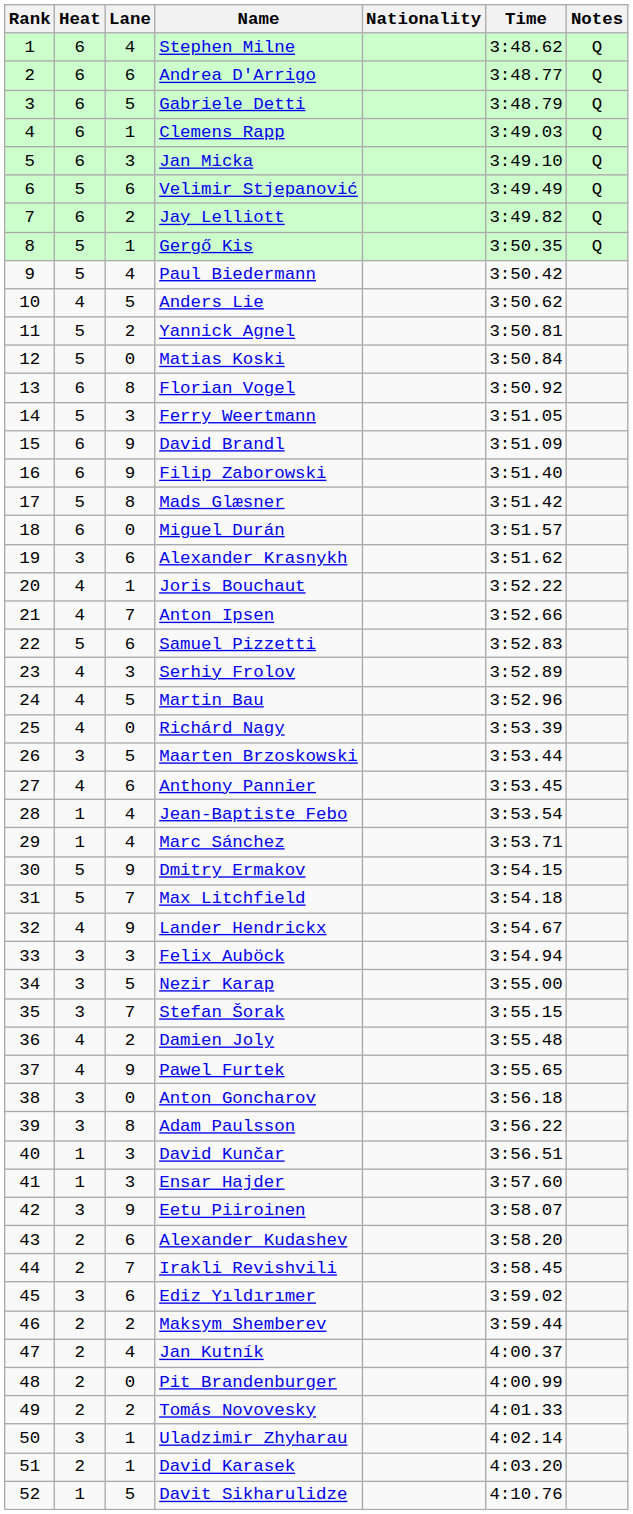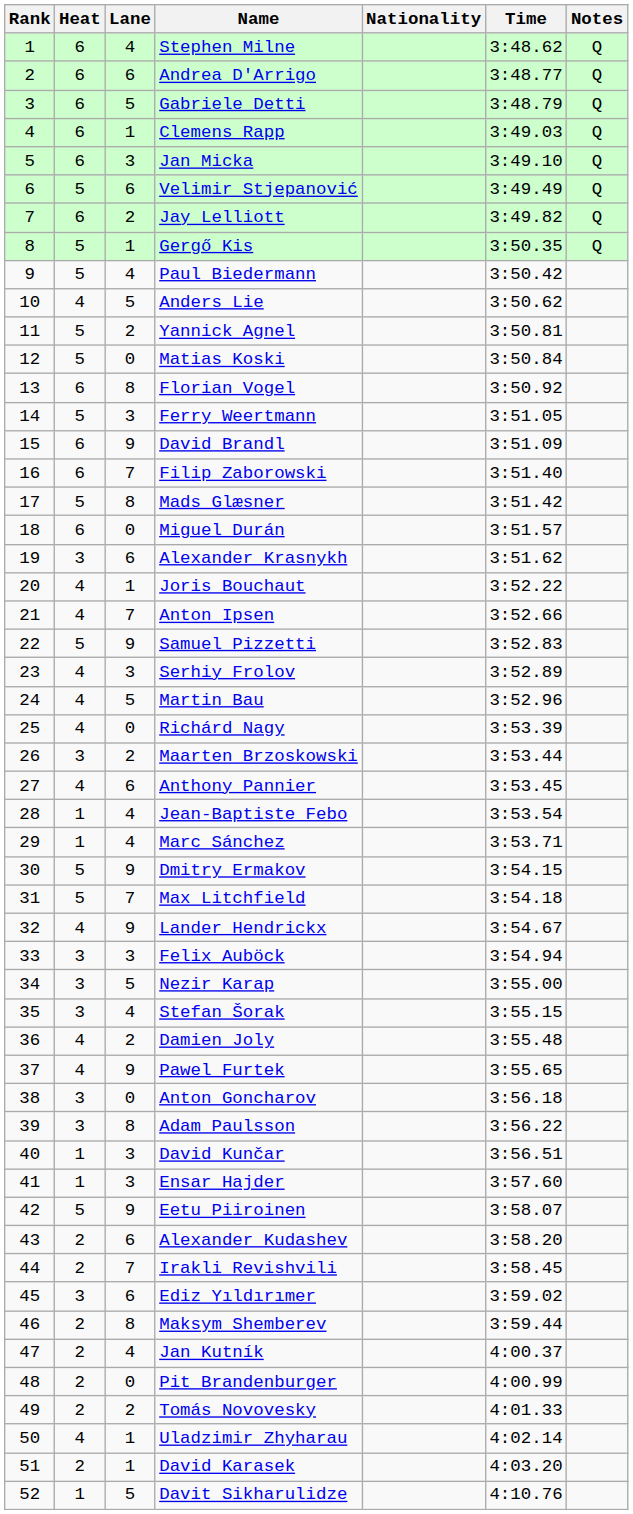(130, 473) 9 -> (130, 473) 7
(130, 643) 6 -> (130, 643) 9
(130, 757) 5 -> (130, 757) 2
(130, 1013) 7 -> (130, 1013) 4
(80, 1211) 3 -> (80, 1211) 5
(130, 1325) 2 -> (130, 1325) 8
(80, 1438) 3 -> (80, 1438) 4
